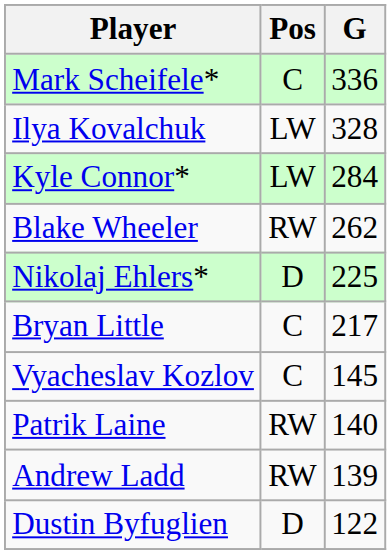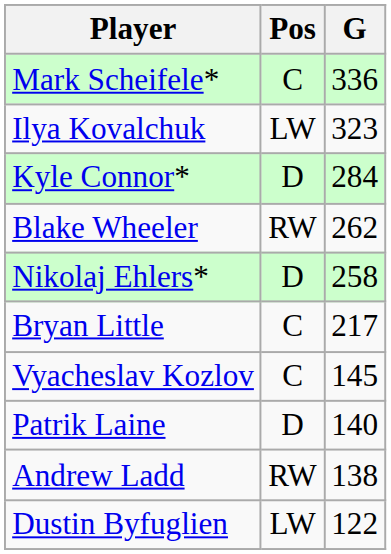(355, 128) 328 -> (355, 128) 323
(293, 177) LW -> (293, 177) D
(355, 276) 225 -> (355, 276) 258
(293, 425) RW -> (293, 425) D
(355, 474) 139 -> (355, 474) 138
(293, 524) D -> (293, 524) LW
